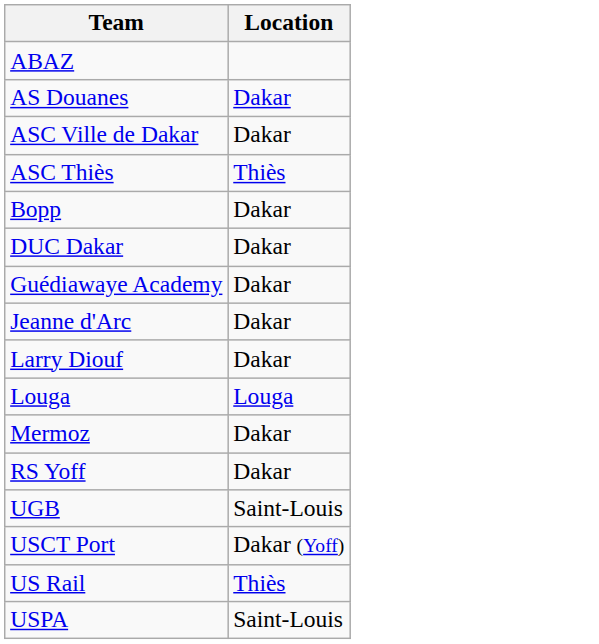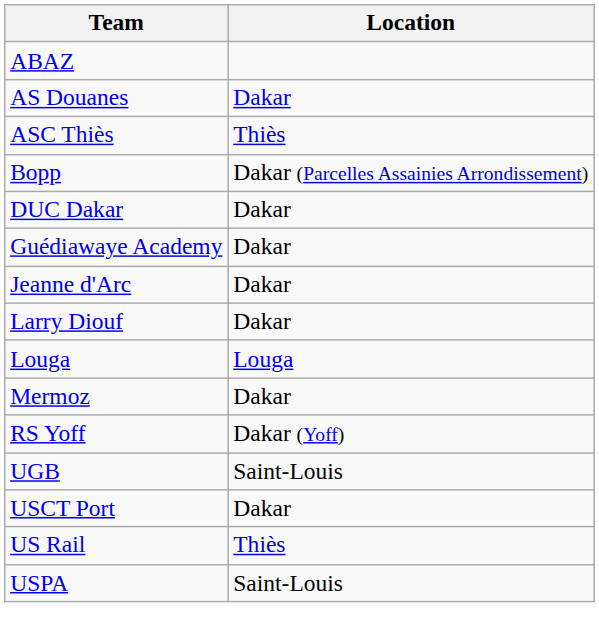- row: (104, 135)
(262, 209) Dakar -> (411, 172) Dakar (Parcelles Assainies Arrondissement)
(262, 470) Dakar -> (289, 433) Dakar (Yoff)
(289, 545) Dakar (Yoff) -> (262, 508) Dakar
